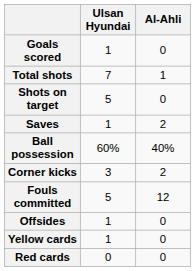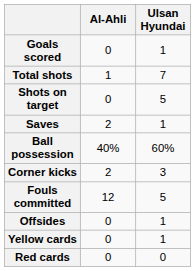columns swapped: (108, 19) <-> (163, 19)
